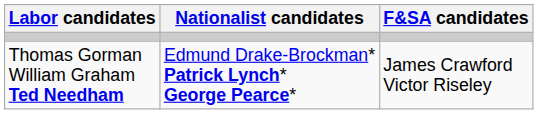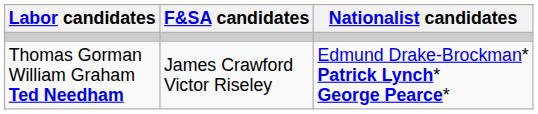columns swapped: (270, 18) <-> (456, 18)
